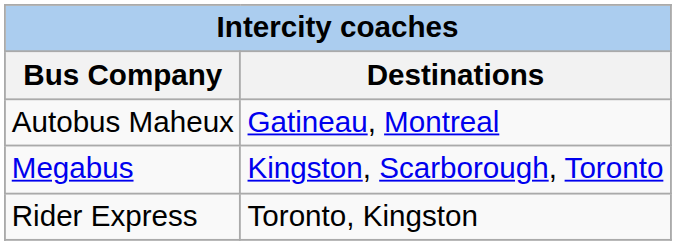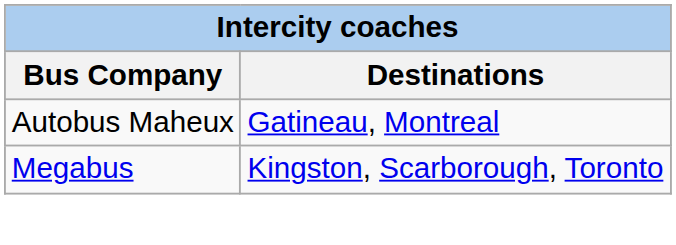- row: (105, 215)
